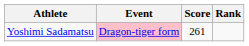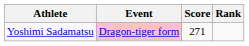(197, 31) 261 -> (197, 31) 271
